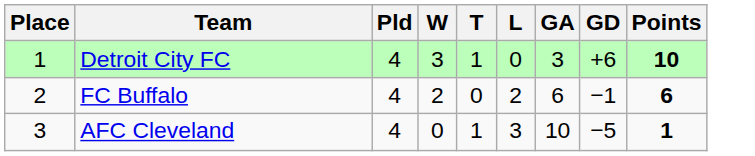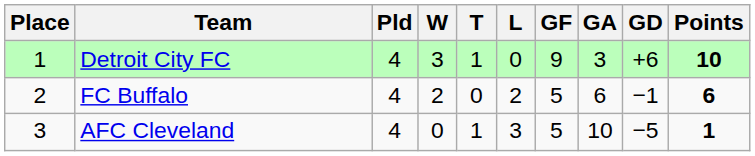+ column: (556, 22)
